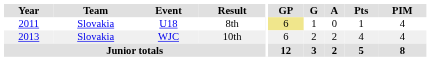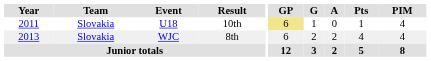(232, 23) 8th -> (232, 23) 10th
(232, 37) 10th -> (232, 37) 8th
